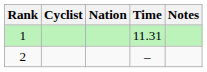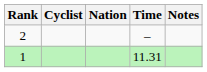rows swapped: (23, 35) <-> (23, 56)
